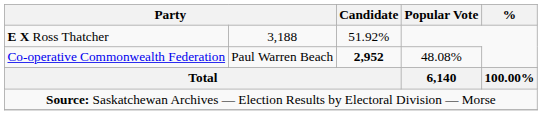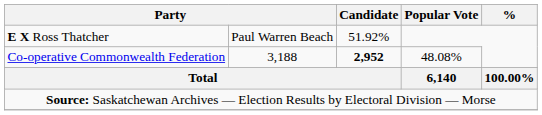(282, 36) 3,188 -> (282, 36) Paul Warren Beach
(282, 57) Paul Warren Beach -> (282, 57) 3,188
